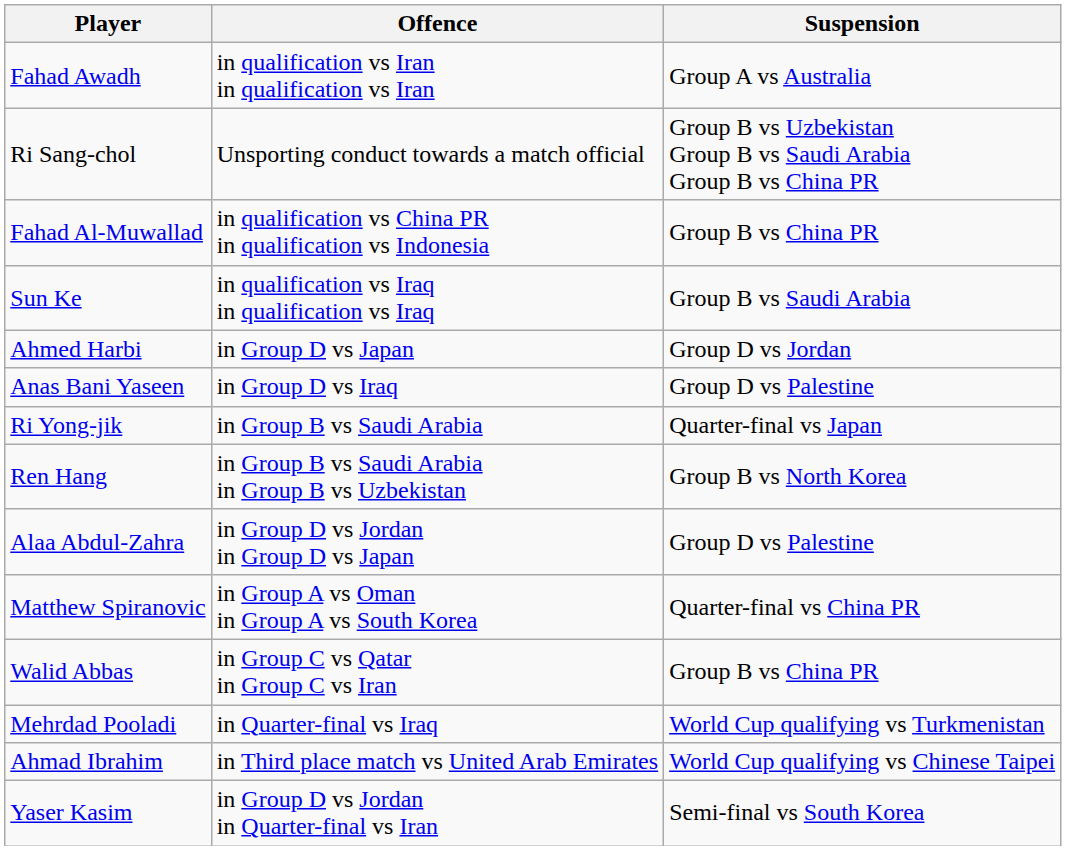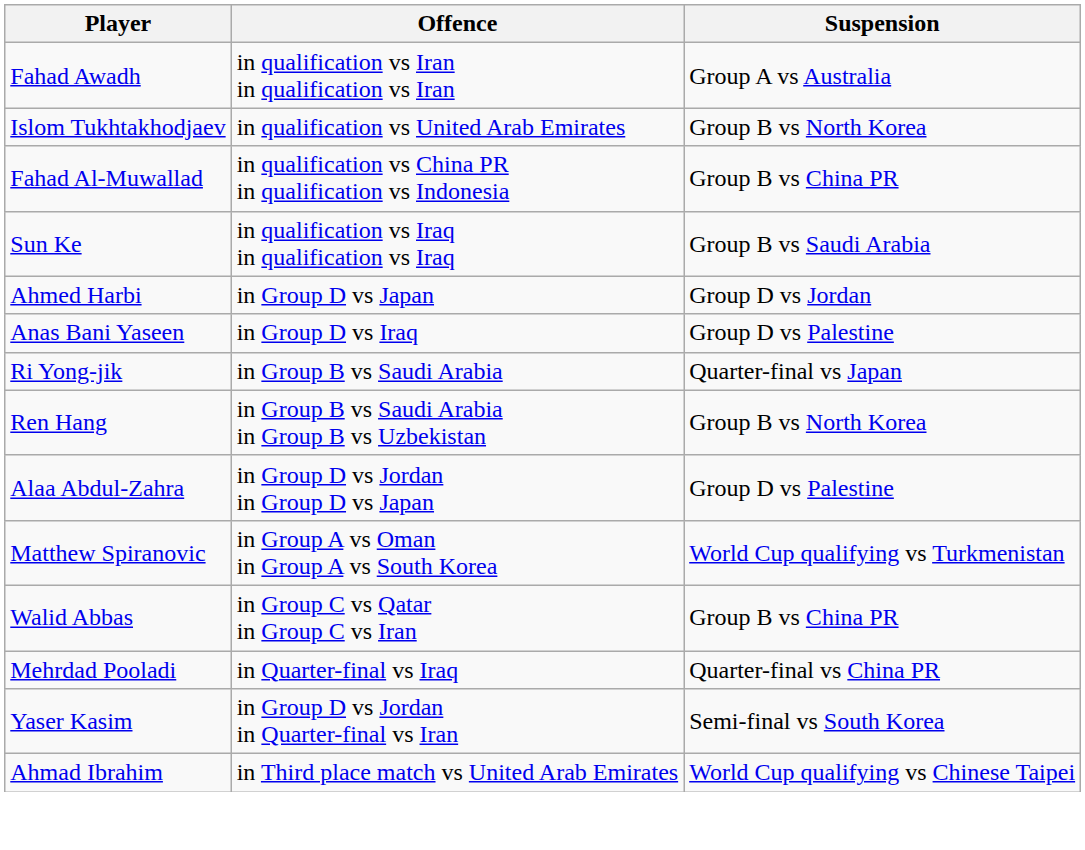+ row: (118, 126)
- row: (73, 153)
(795, 606) Quarter-final vs China PR -> (877, 552) World Cup qualifying vs Turkmenistan
(857, 723) World Cup qualifying vs Turkmenistan -> (815, 669) Quarter-final vs China PR
rows swapped: (71, 812) <-> (87, 761)
